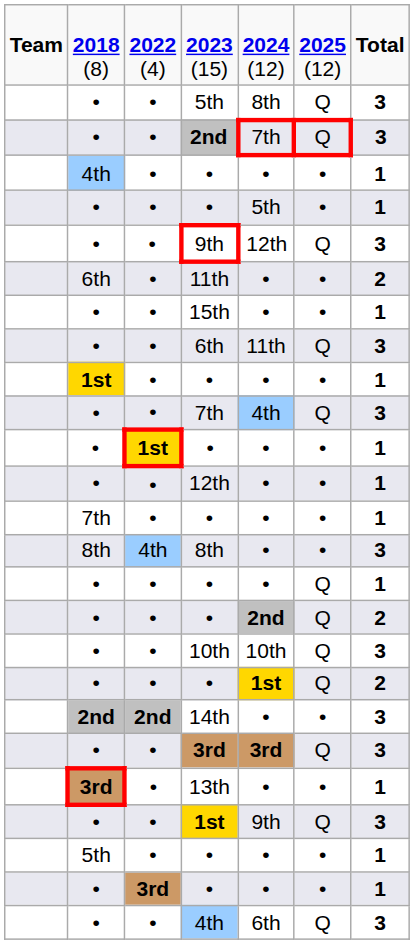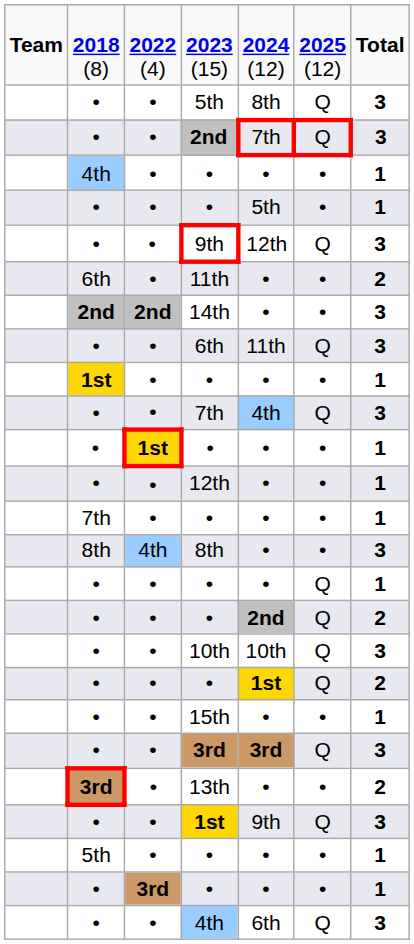rows swapped: (96, 313) <-> (96, 717)
(380, 786) 1 -> (380, 786) 2
